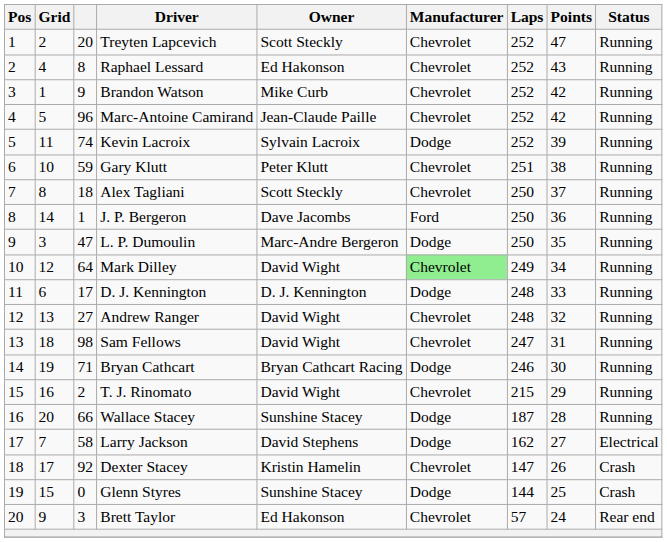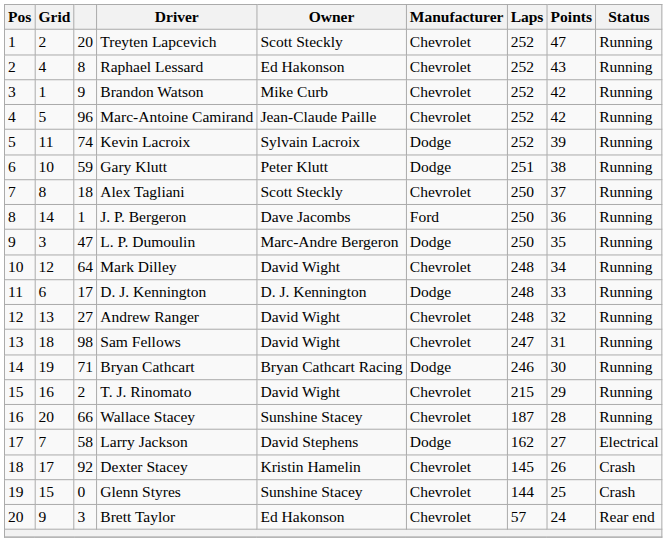(440, 166) Chevrolet -> (430, 166) Dodge
(440, 266) lightgreen background -> (440, 266) no background
(522, 266) 249 -> (522, 266) 248
(430, 416) Dodge -> (440, 416) Chevrolet
(522, 466) 147 -> (522, 466) 145
(430, 491) Dodge -> (440, 491) Chevrolet
